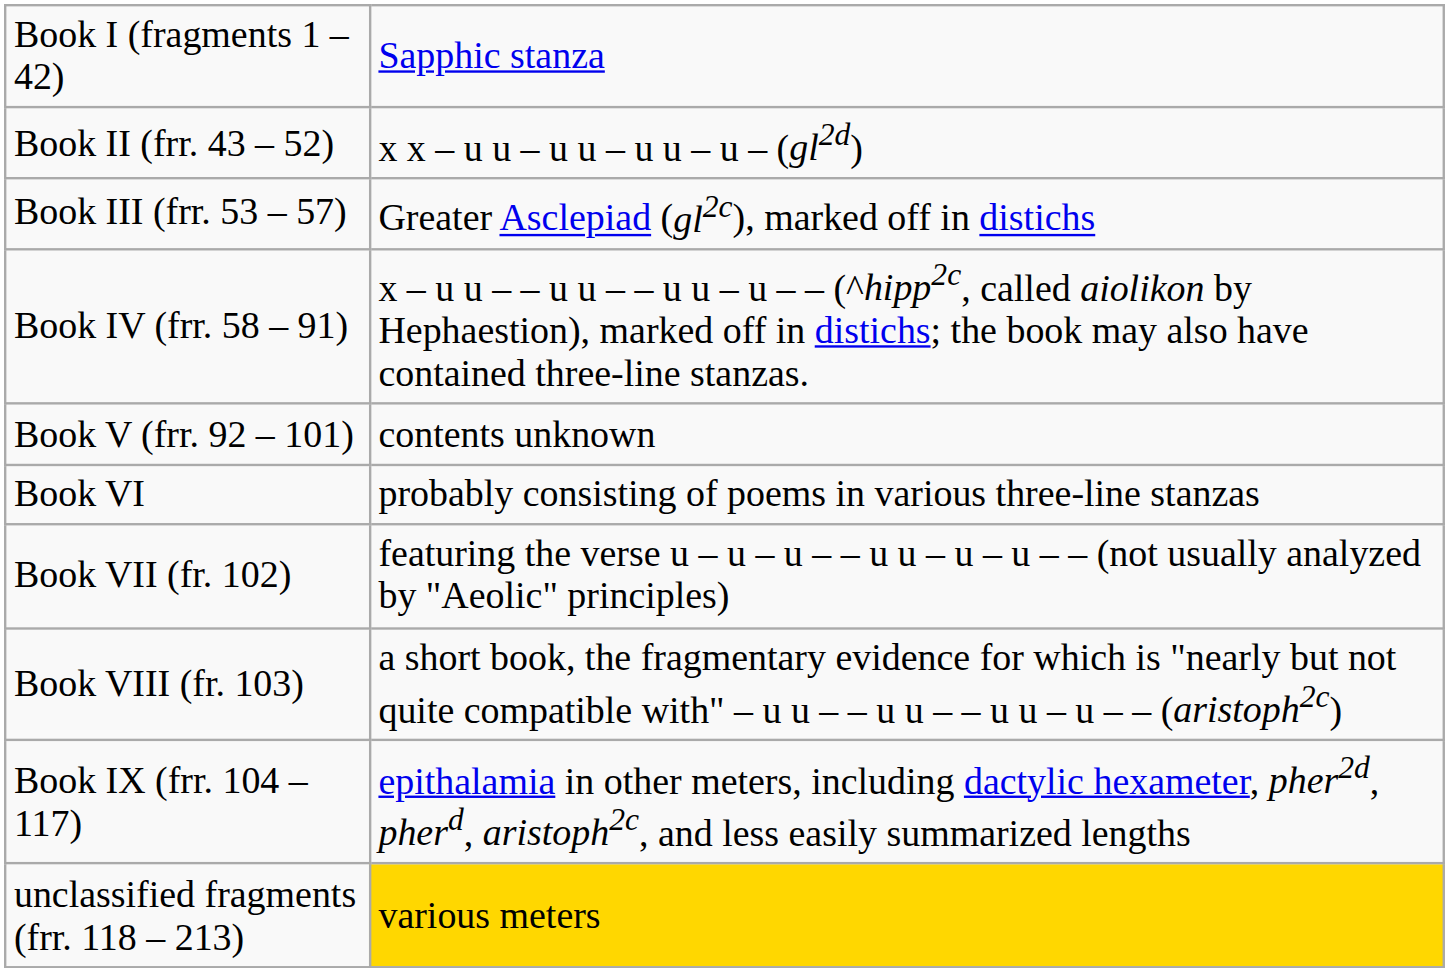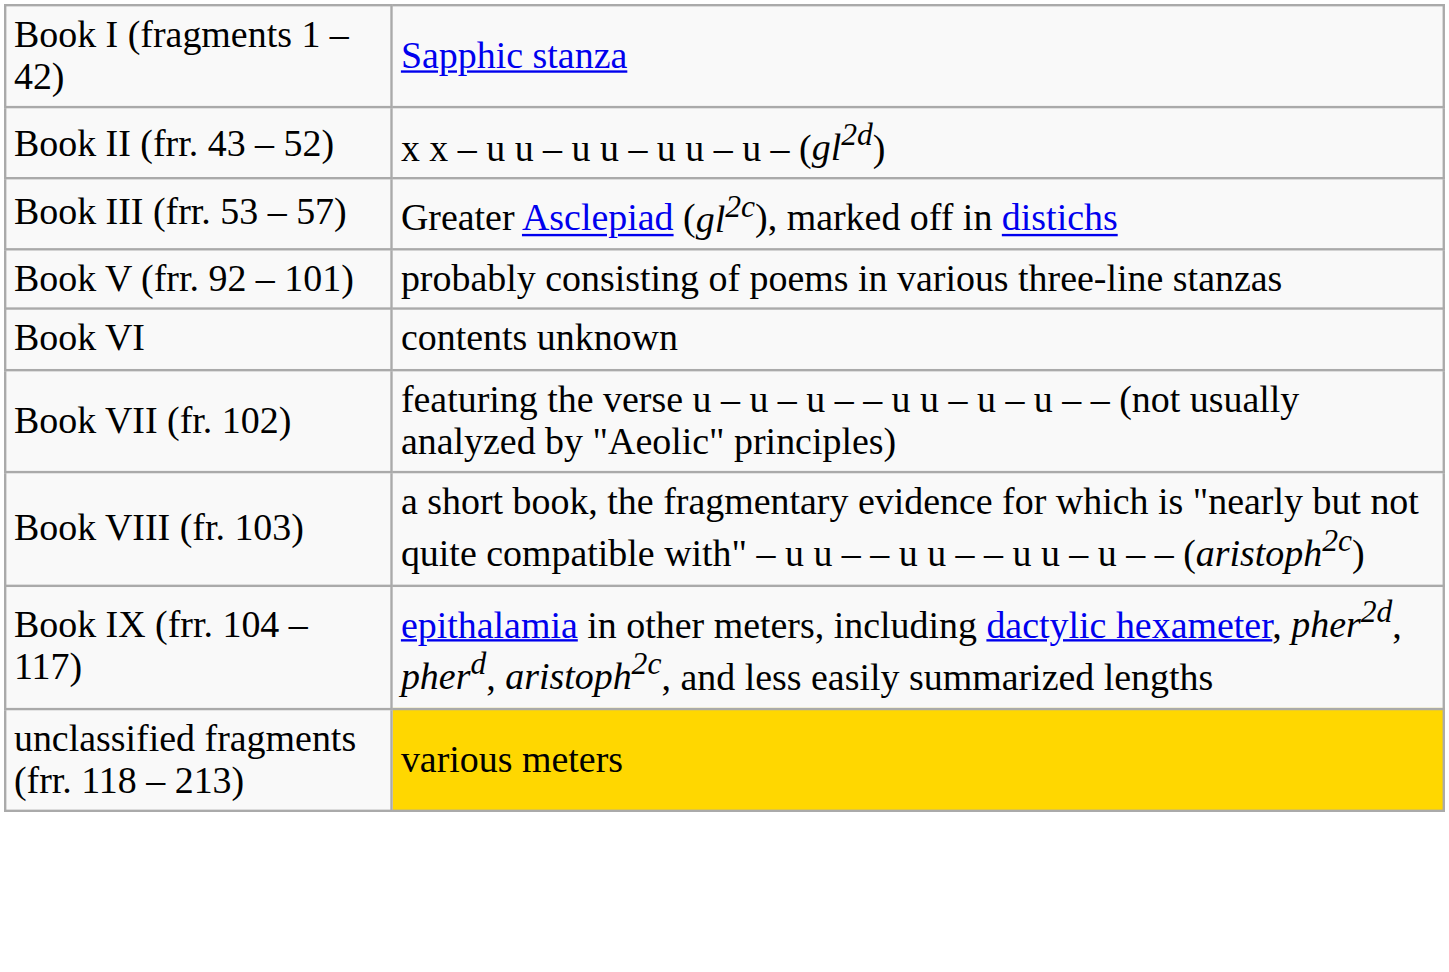- row: (181, 325)
(517, 433) contents unknown -> (842, 278) probably consisting of poems in various three-line stanzas
(819, 494) probably consisting of poems in various three-line stanzas -> (539, 338) contents unknown
